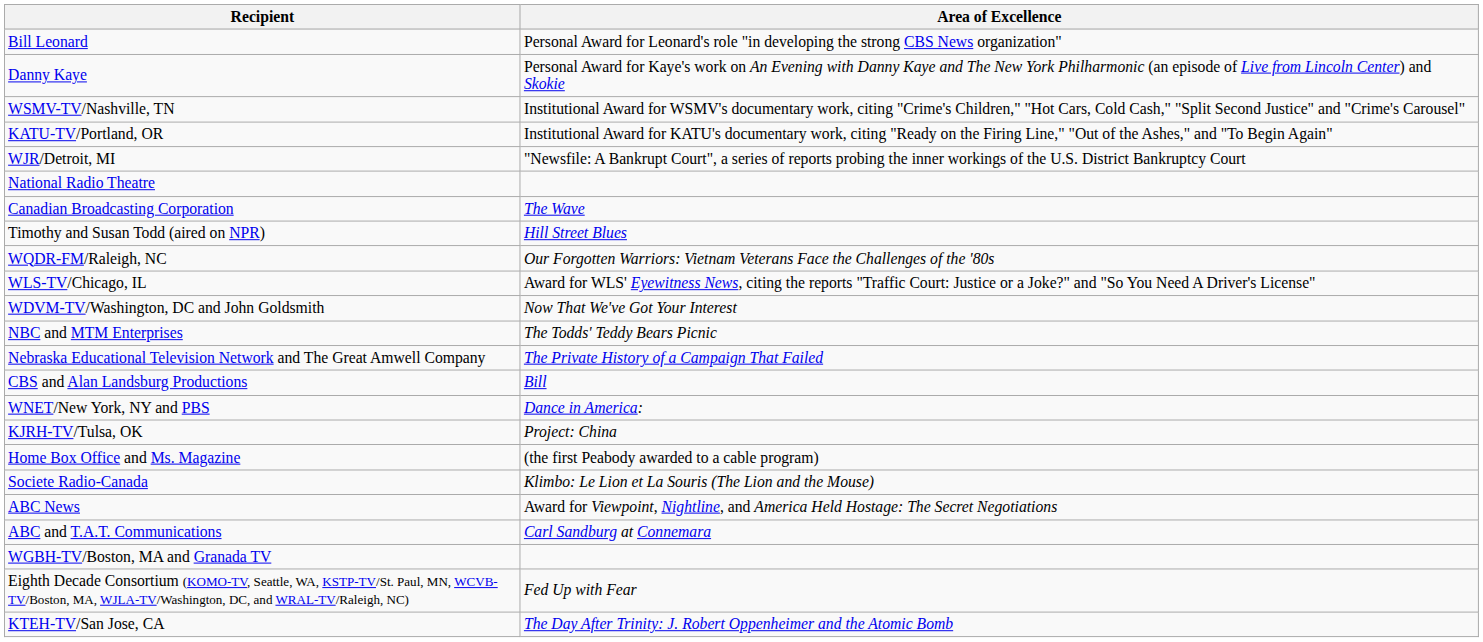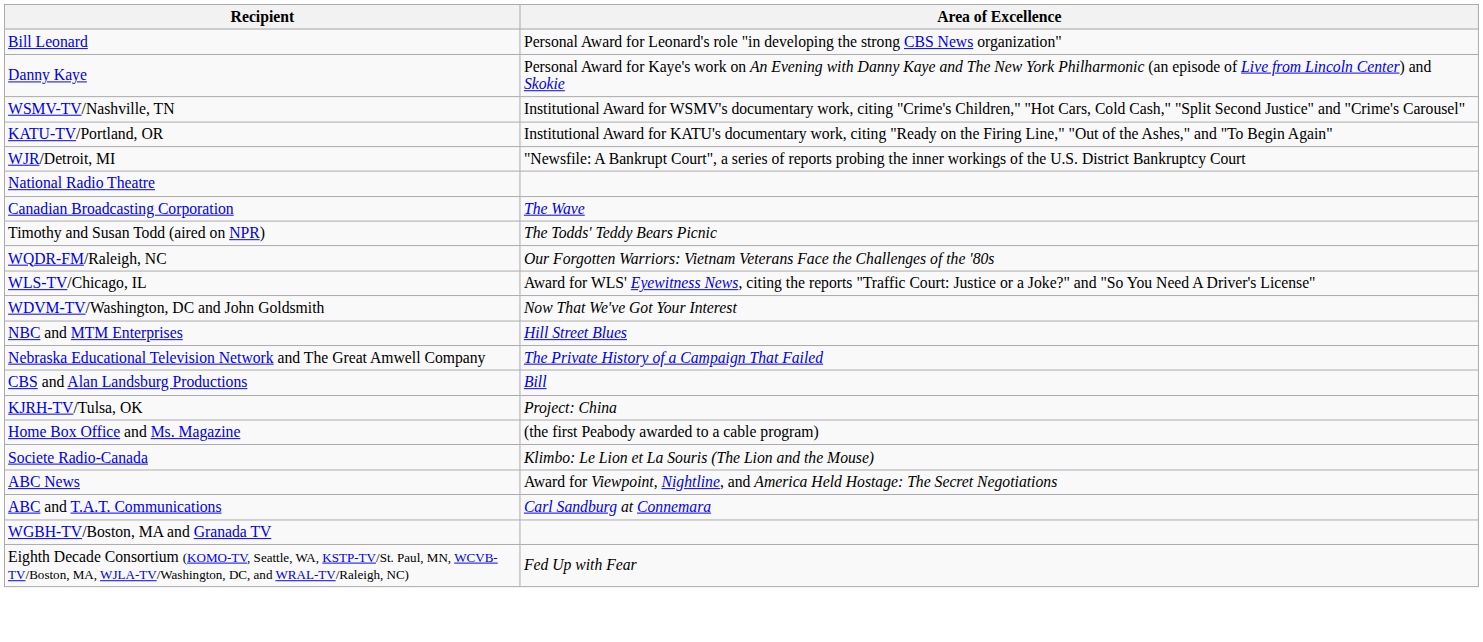(575, 233) Hill Street Blues -> (620, 233) The Todds' Teddy Bears Picnic
(620, 332) The Todds' Teddy Bears Picnic -> (575, 332) Hill Street Blues
- row: (109, 407)
- row: (86, 624)
